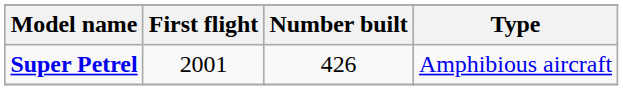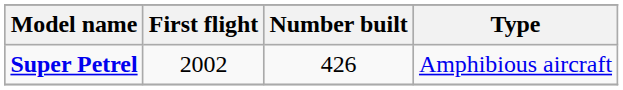(204, 64) 2001 -> (204, 64) 2002
